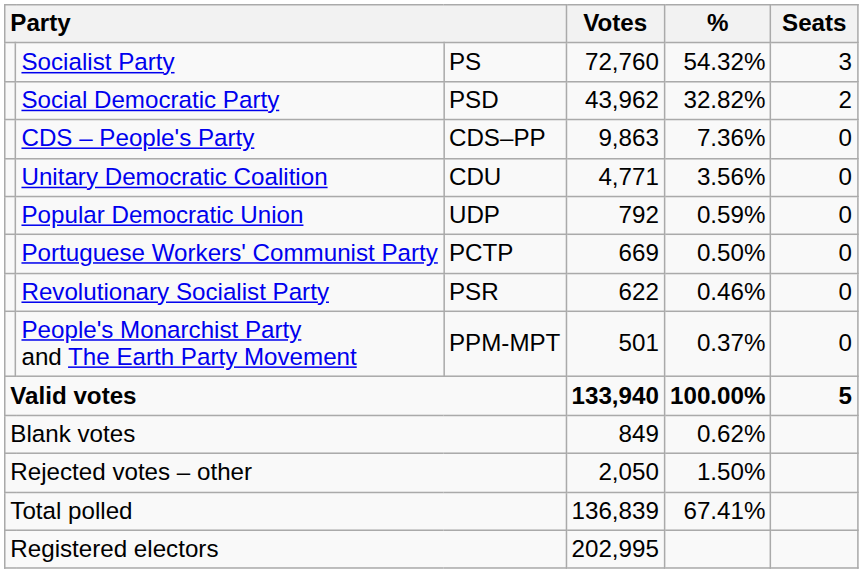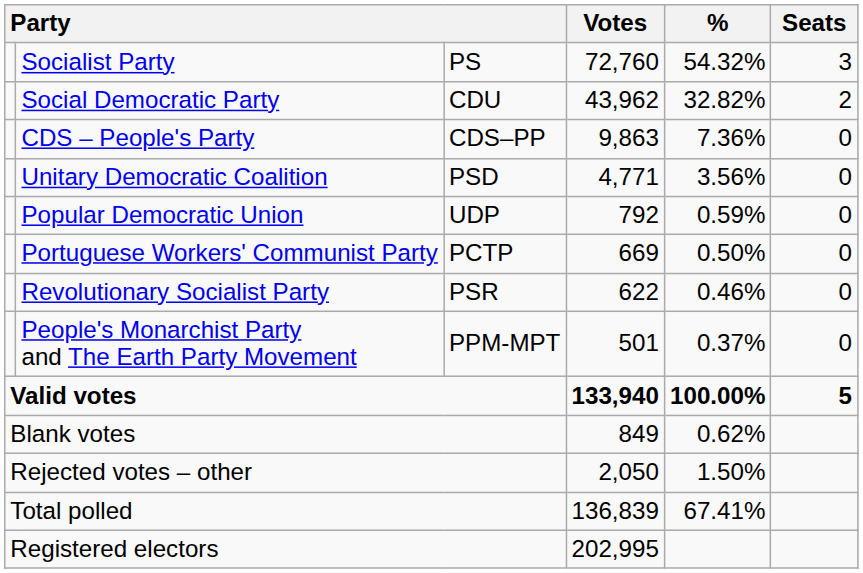(474, 100) PSD -> (475, 100) CDU
(475, 176) CDU -> (474, 176) PSD
